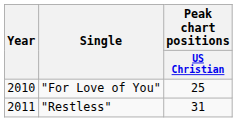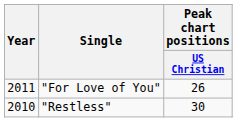(21, 88) 2010 -> (21, 88) 2011
(198, 88) 25 -> (198, 88) 26
(21, 107) 2011 -> (21, 107) 2010
(198, 107) 31 -> (198, 107) 30
